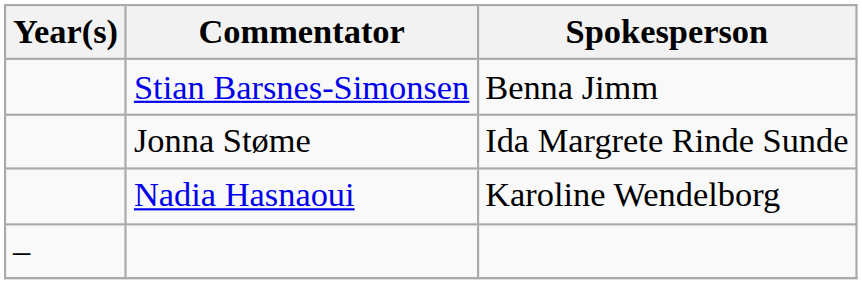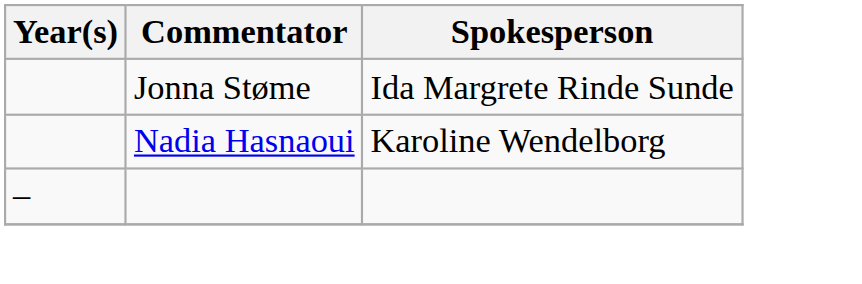- row: (302, 86)
